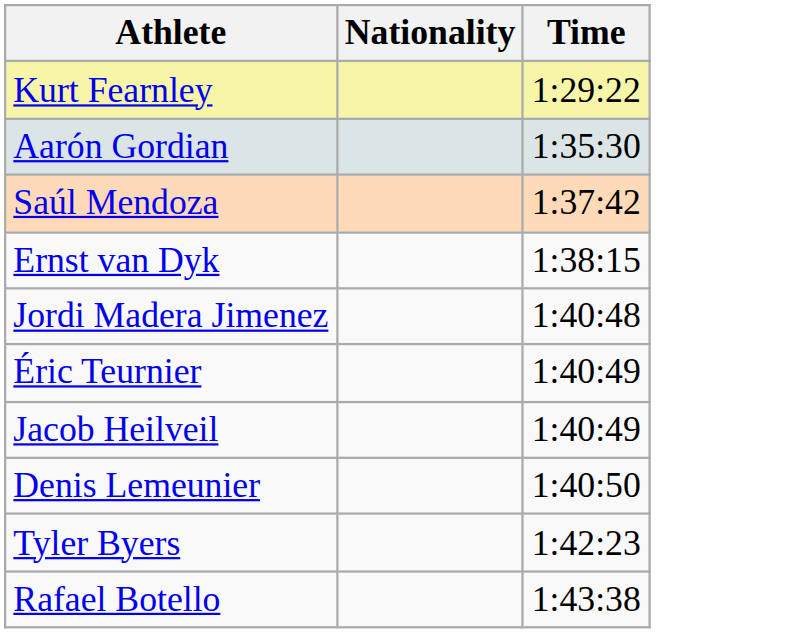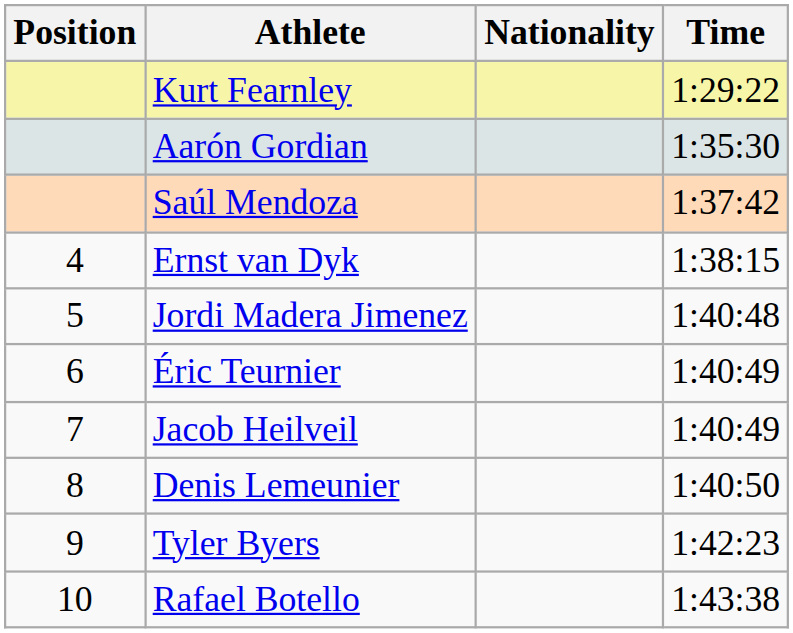+ column: (75, 32)
